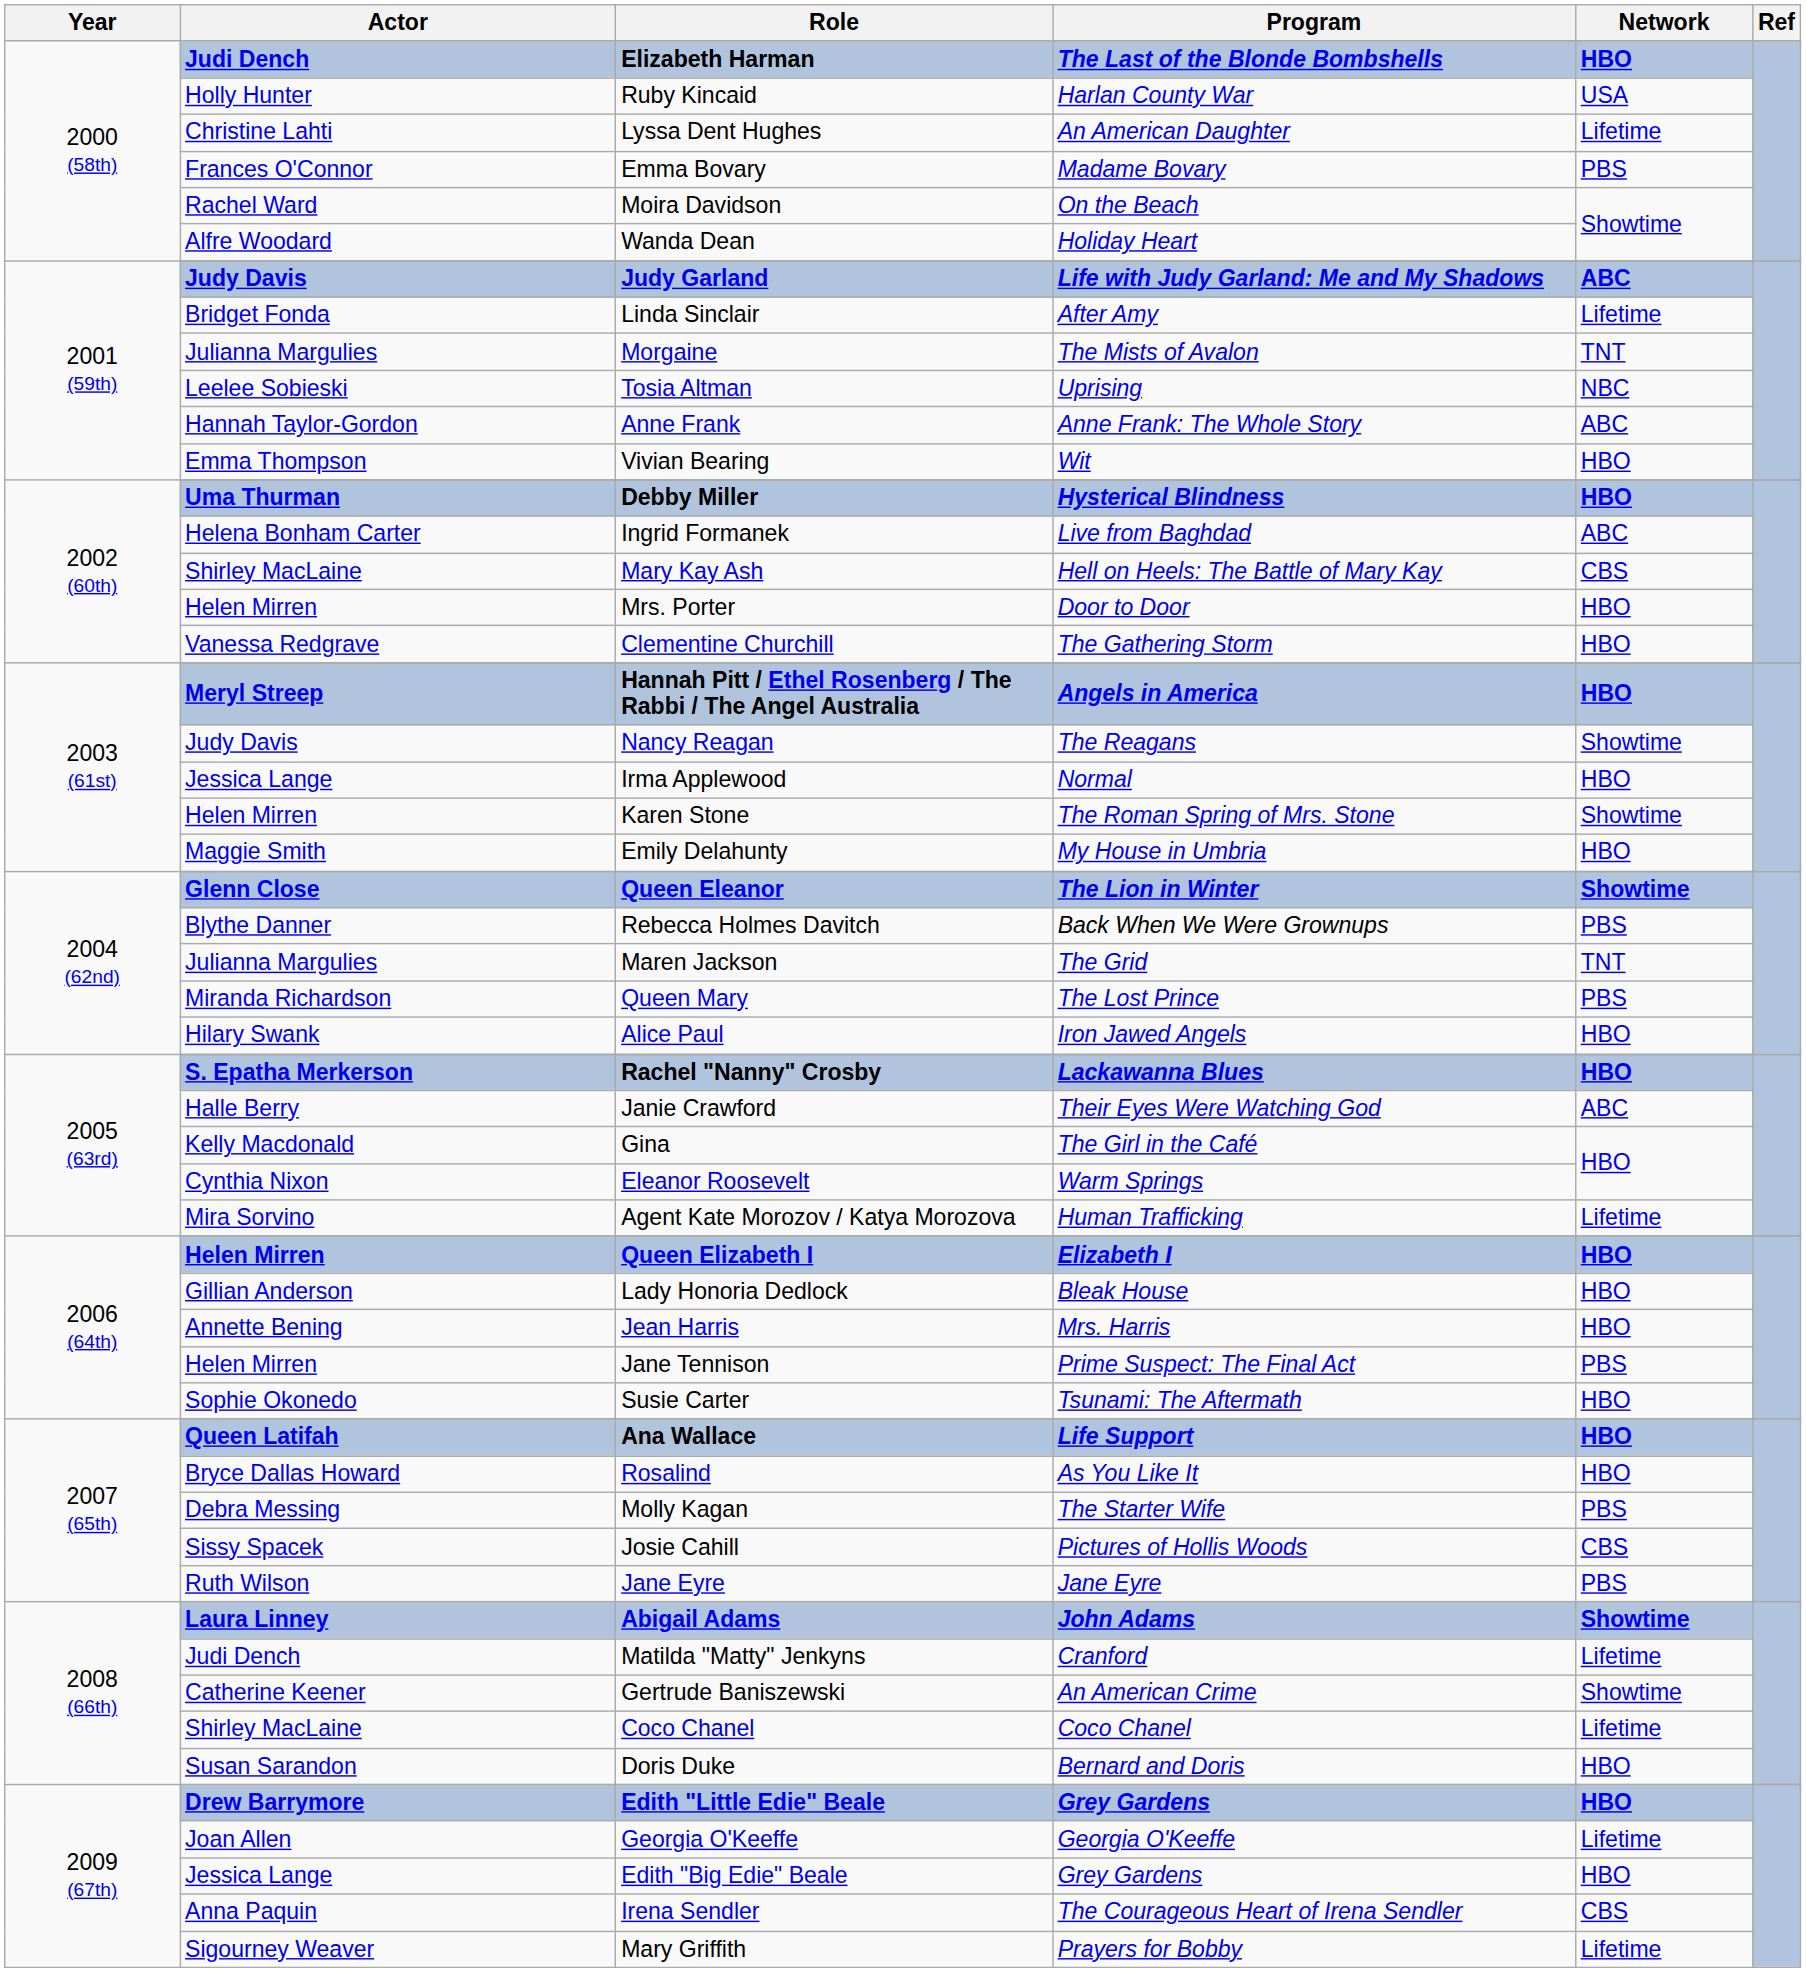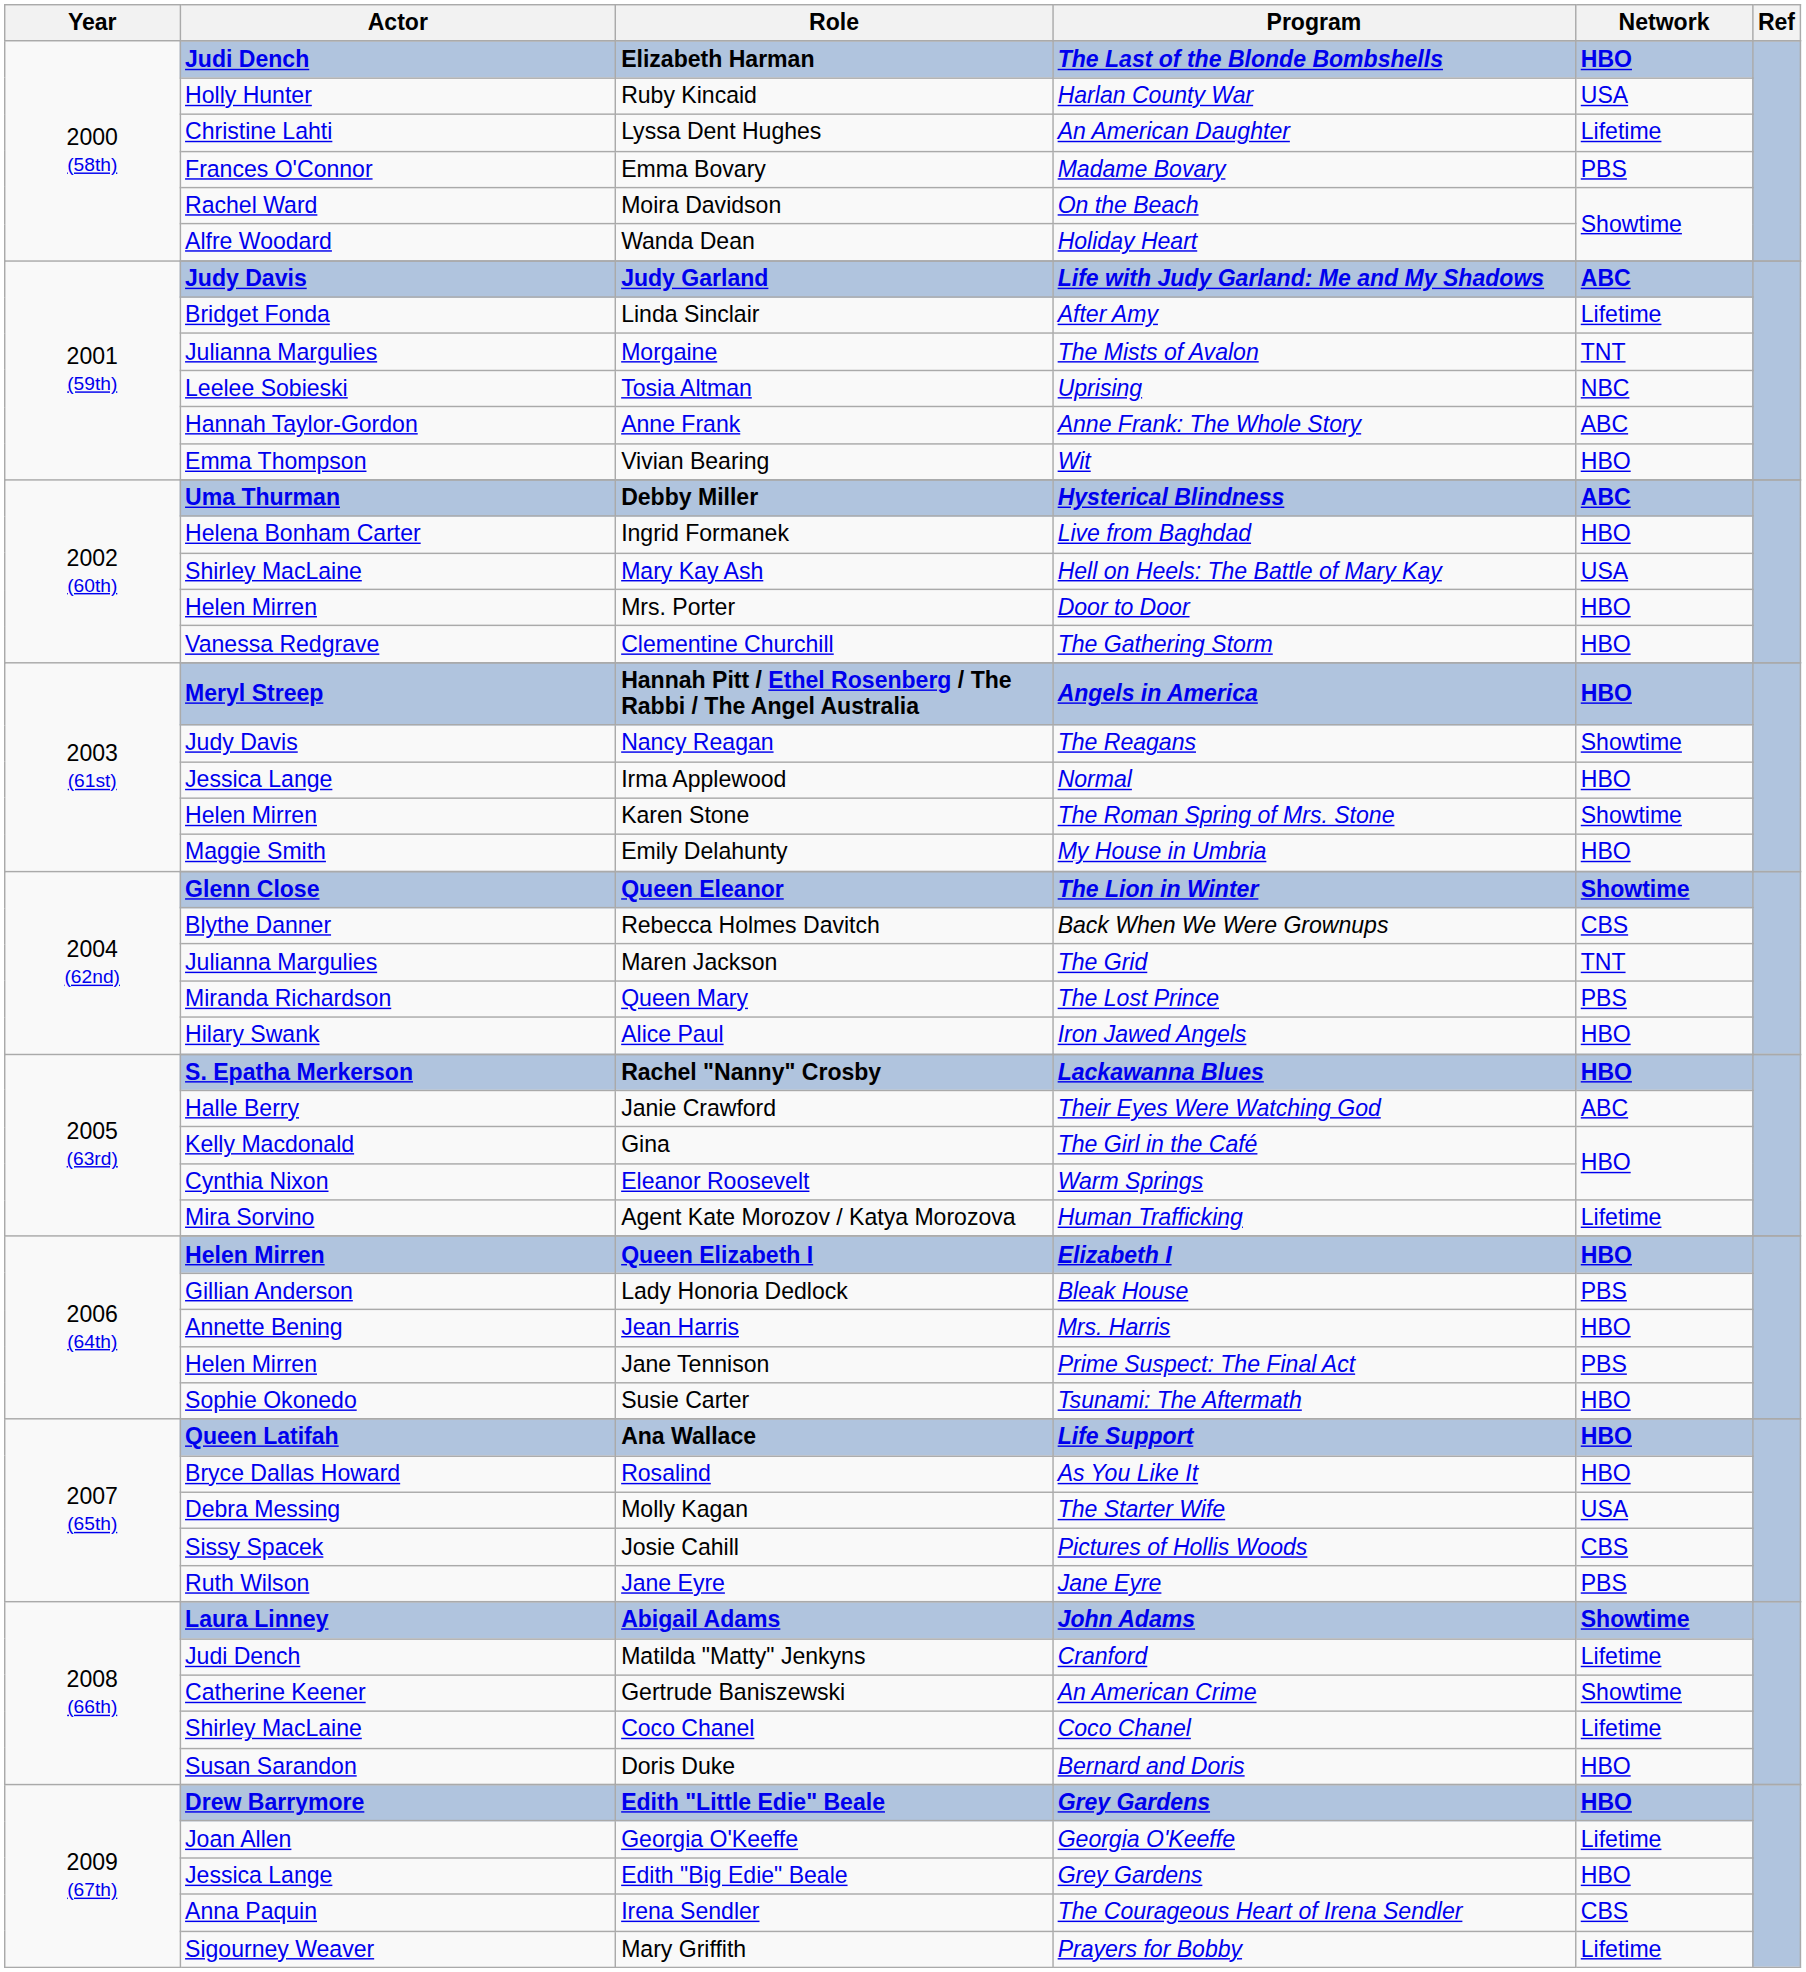(1606, 497) HBO -> (1606, 497) ABC
(1604, 534) ABC -> (1606, 534) HBO
(1604, 570) CBS -> (1604, 570) USA
(1604, 925) PBS -> (1604, 925) CBS
(1606, 1291) HBO -> (1604, 1291) PBS
(1604, 1510) PBS -> (1604, 1510) USA
